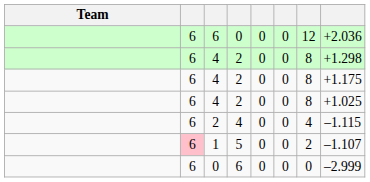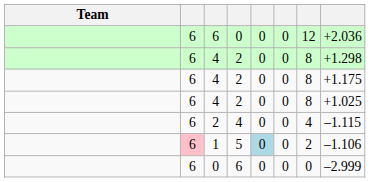(262, 144) no background -> (262, 144) lightblue background
(343, 144) –1.107 -> (343, 144) –1.106
